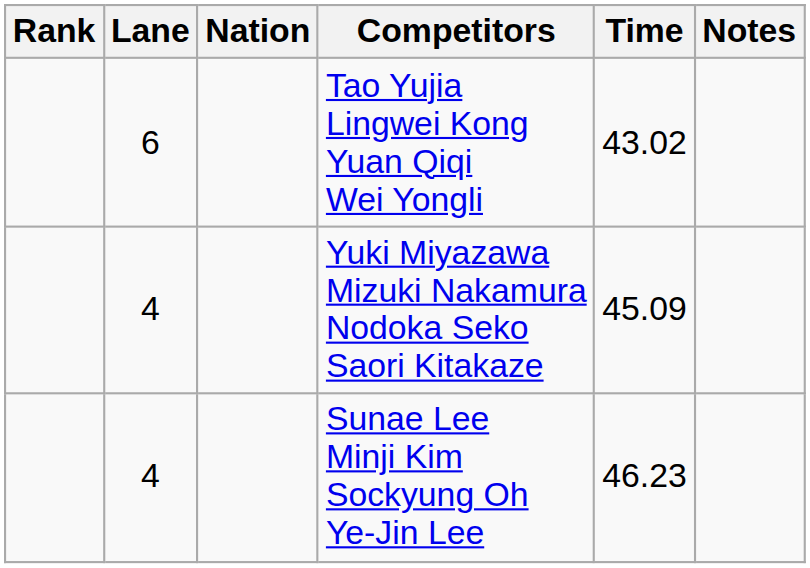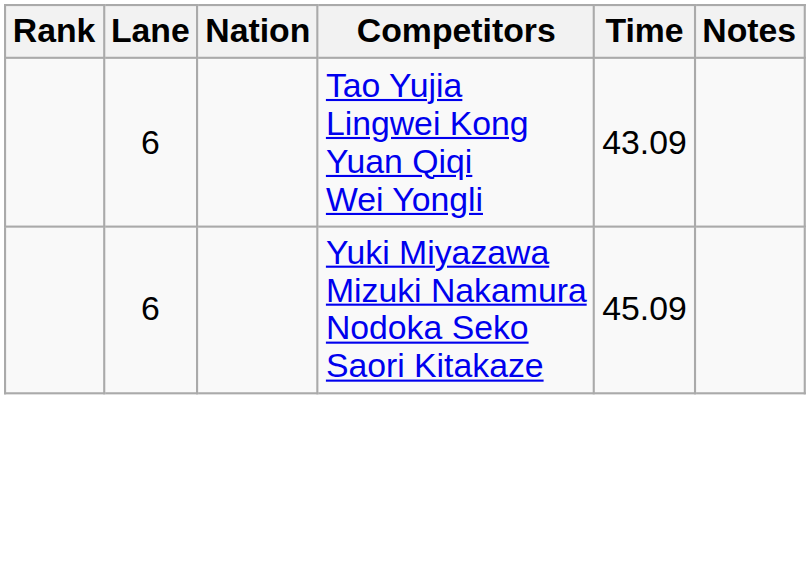(645, 141) 43.02 -> (645, 141) 43.09
(150, 309) 4 -> (150, 309) 6
- row: (427, 476)
